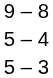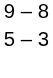- row: (26, 39)
